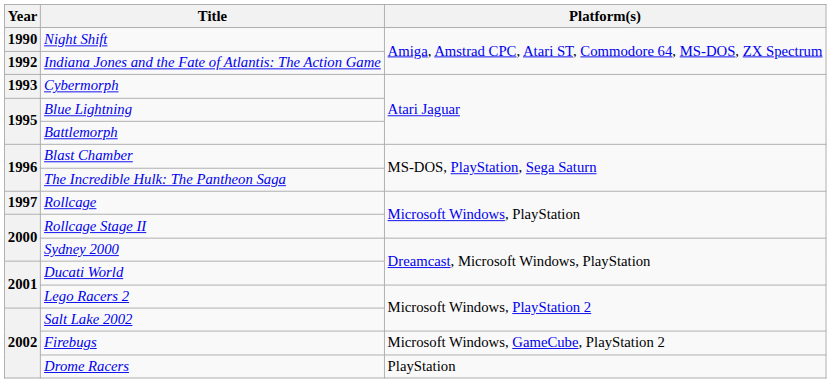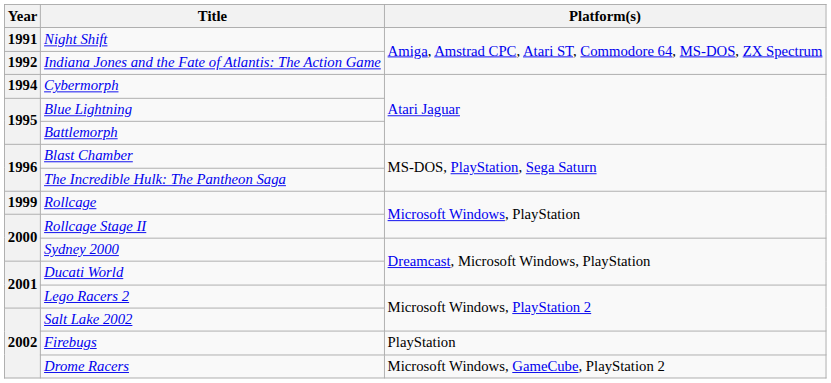(23, 39) 1990 -> (23, 39) 1991
(23, 86) 1993 -> (23, 86) 1994
(23, 202) 1997 -> (23, 202) 1999
(526, 343) Microsoft Windows, GameCube, PlayStation 2 -> (422, 343) PlayStation
(422, 366) PlayStation -> (526, 366) Microsoft Windows, GameCube, PlayStation 2
